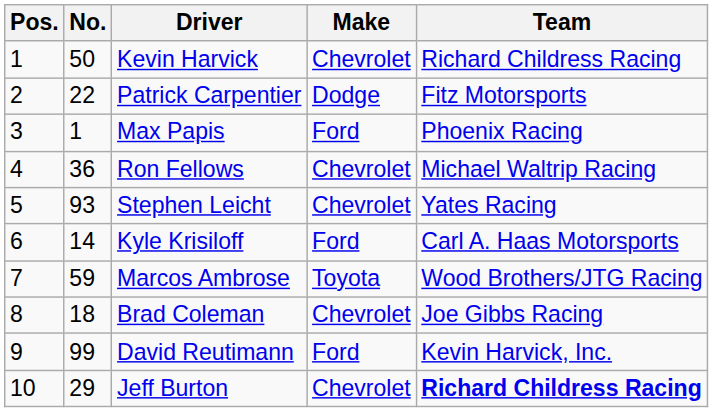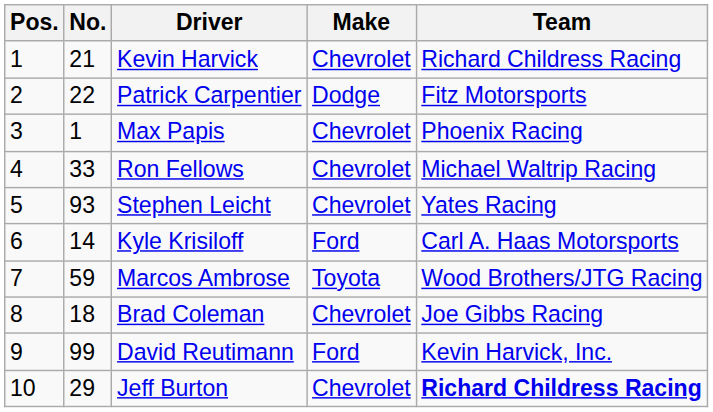(82, 59) 50 -> (82, 59) 21
(336, 132) Ford -> (361, 132) Chevrolet
(82, 168) 36 -> (82, 168) 33
